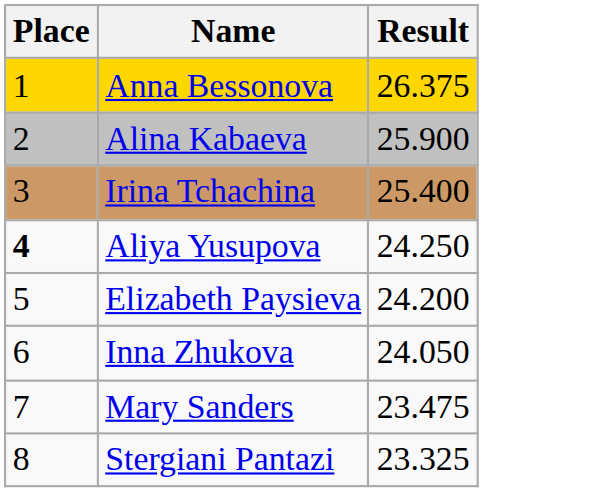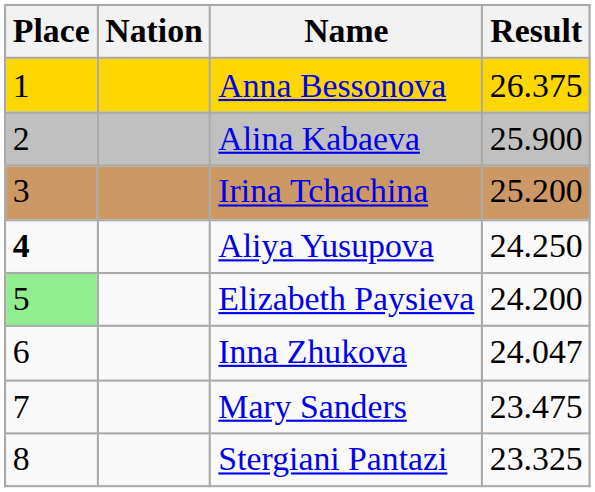+ column: (154, 31)
(423, 191) 25.400 -> (536, 191) 25.200
(21, 298) no background -> (21, 298) lightgreen background
(423, 352) 24.050 -> (536, 352) 24.047
